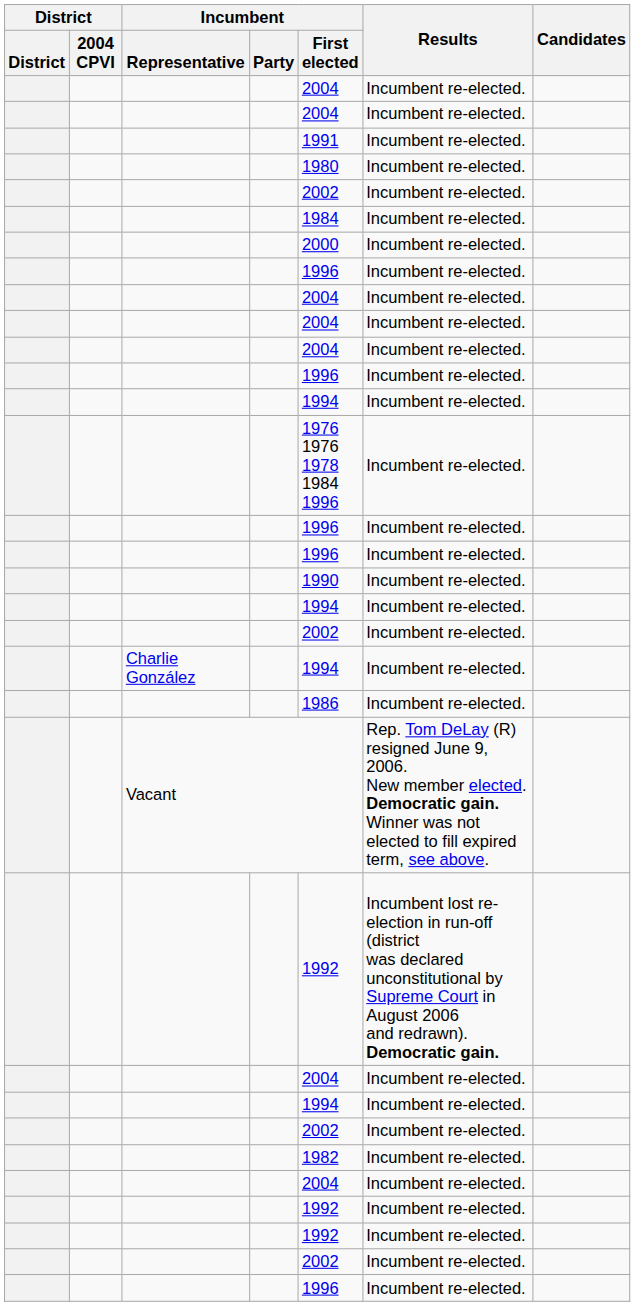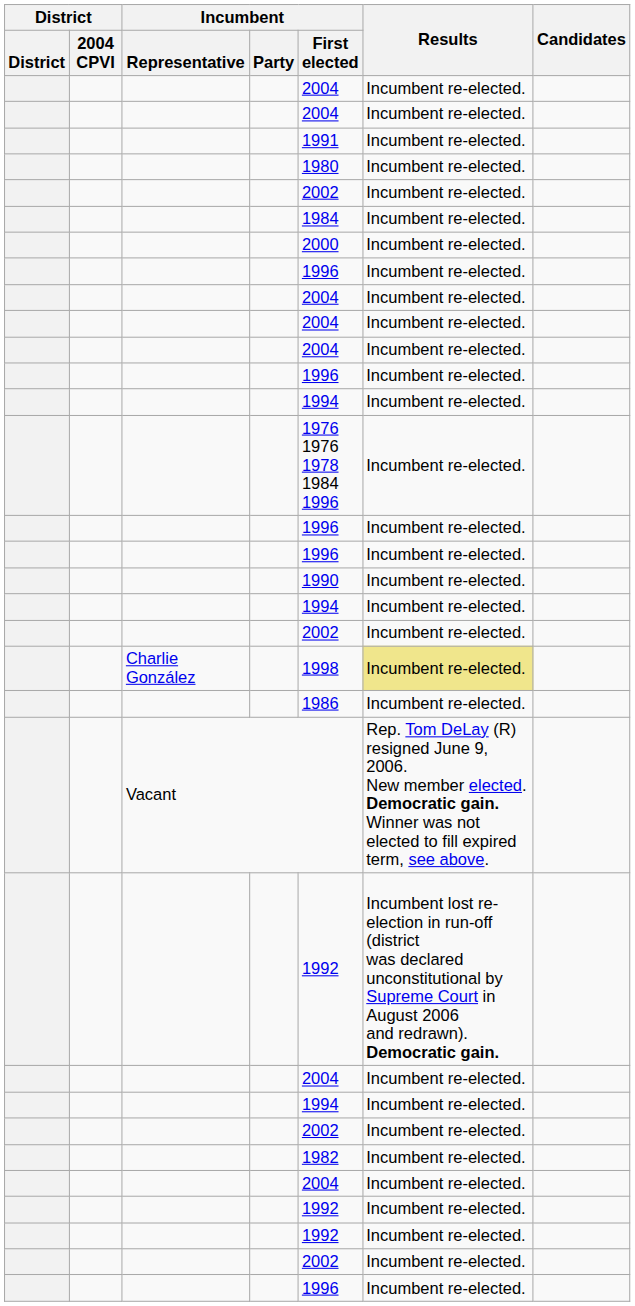(320, 668) 1994 -> (320, 668) 1998
(446, 668) no background -> (446, 668) khaki background
